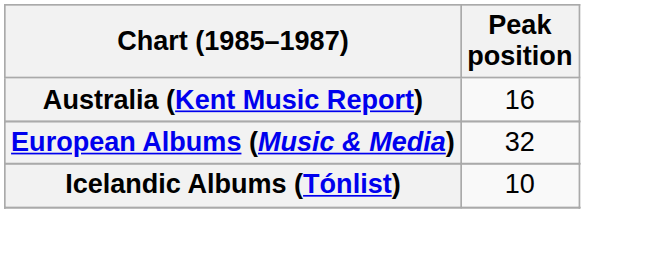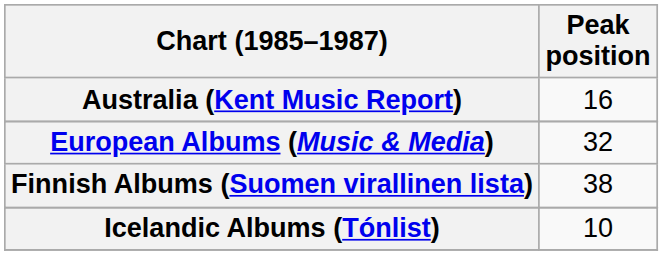+ row: (272, 185)
